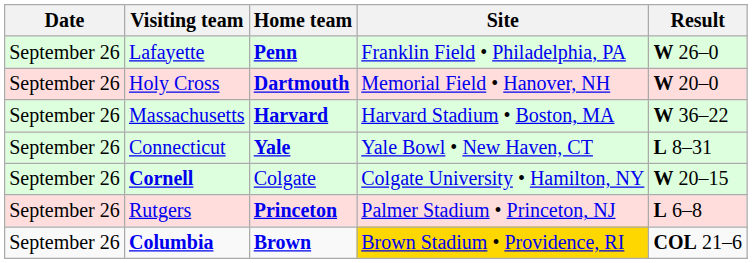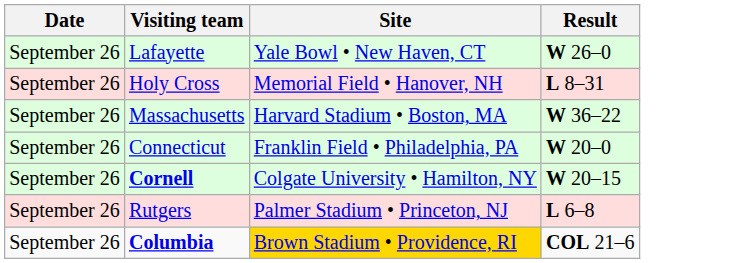- column: (303, 20)
(494, 52) Franklin Field • Philadelphia, PA -> (370, 52) Yale Bowl • New Haven, CT
(686, 83) W 20–0 -> (575, 83) L 8–31
(477, 147) Yale Bowl • New Haven, CT -> (386, 147) Franklin Field • Philadelphia, PA
(683, 147) L 8–31 -> (579, 147) W 20–0
